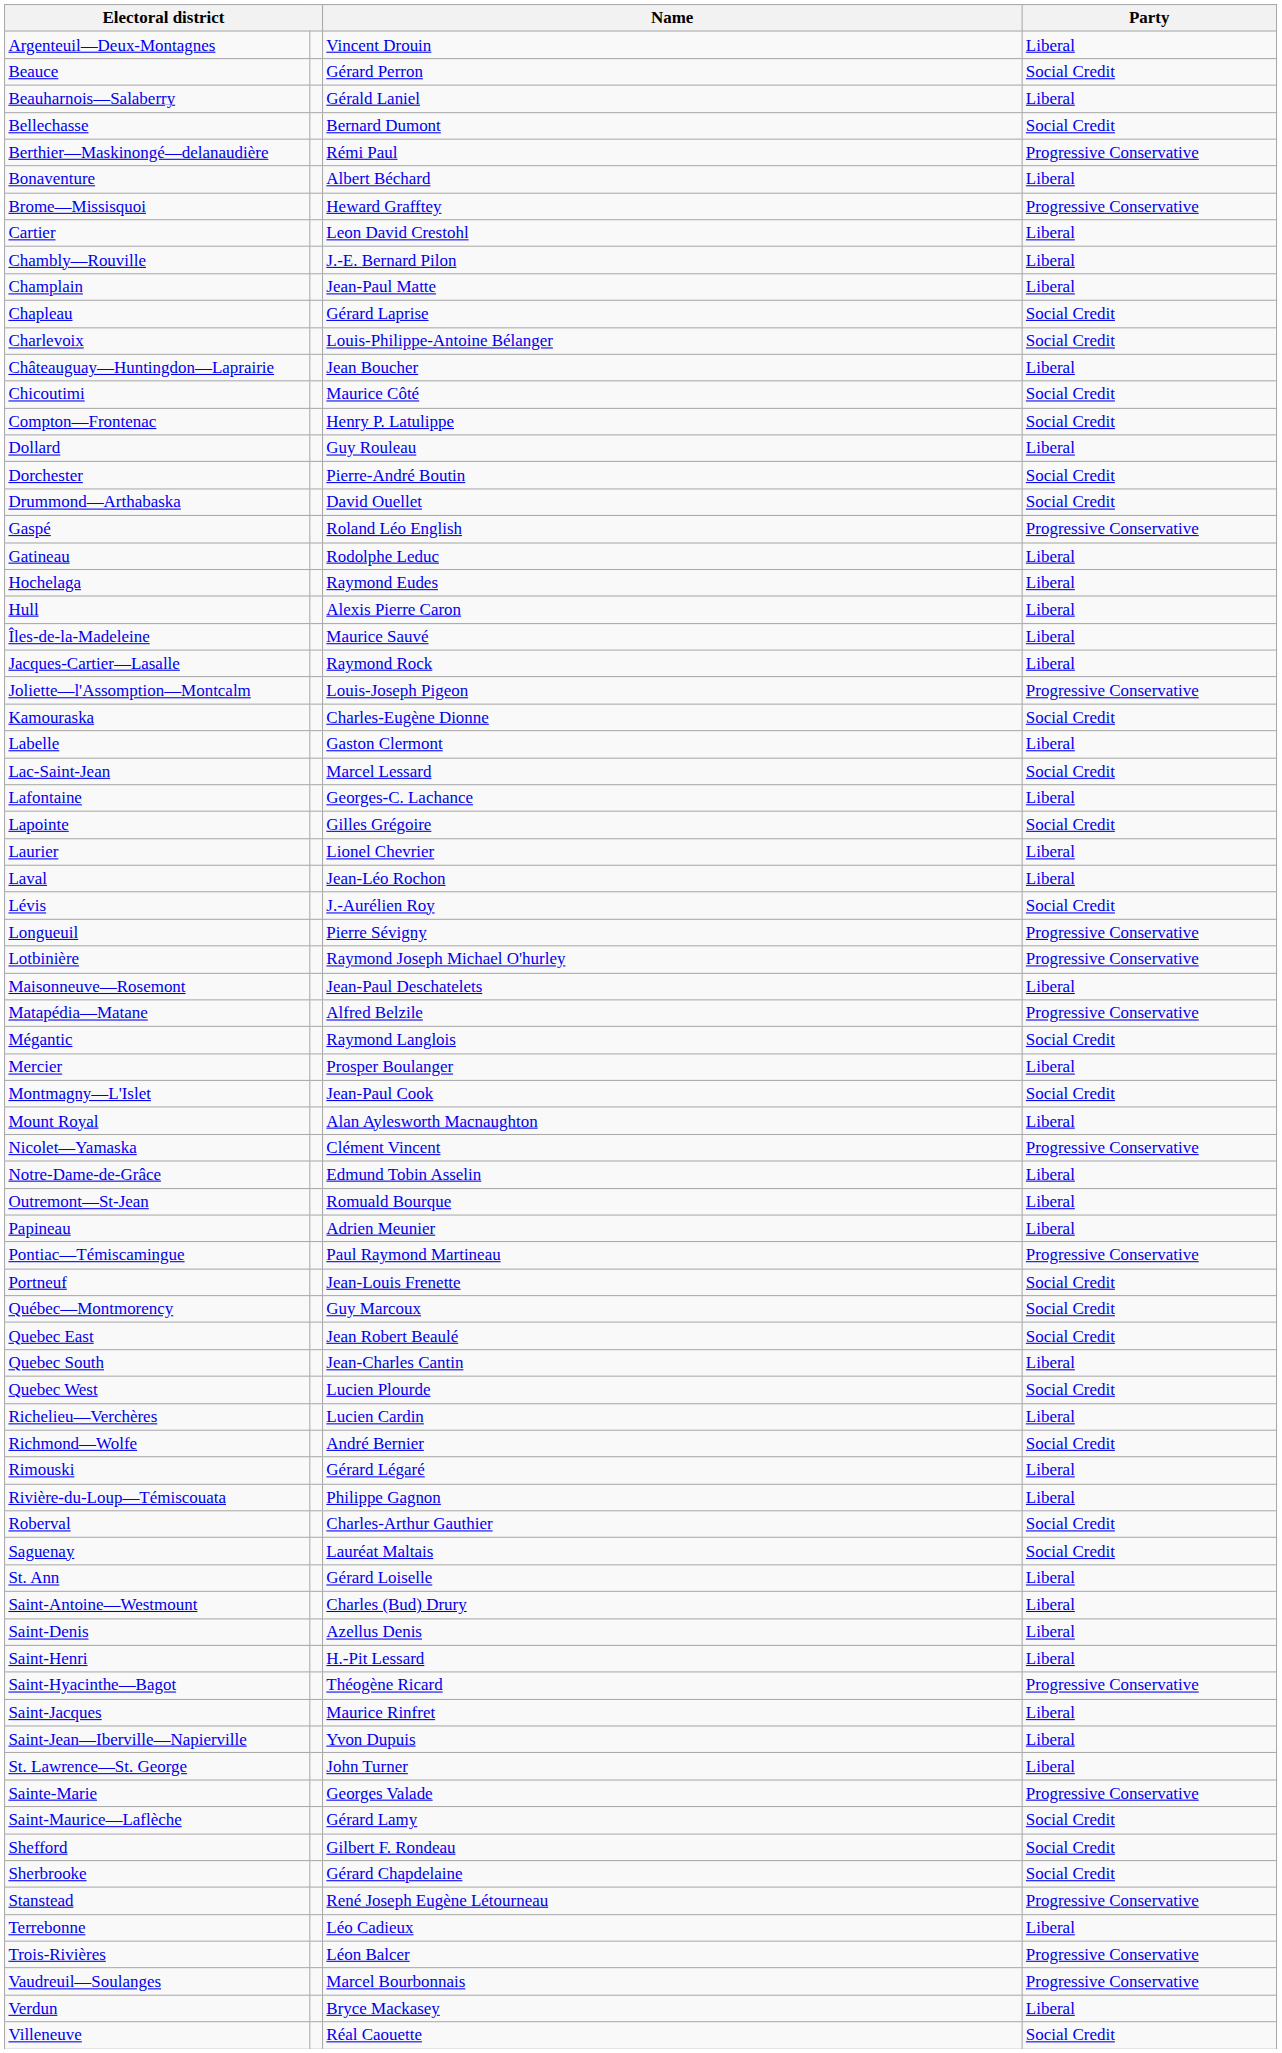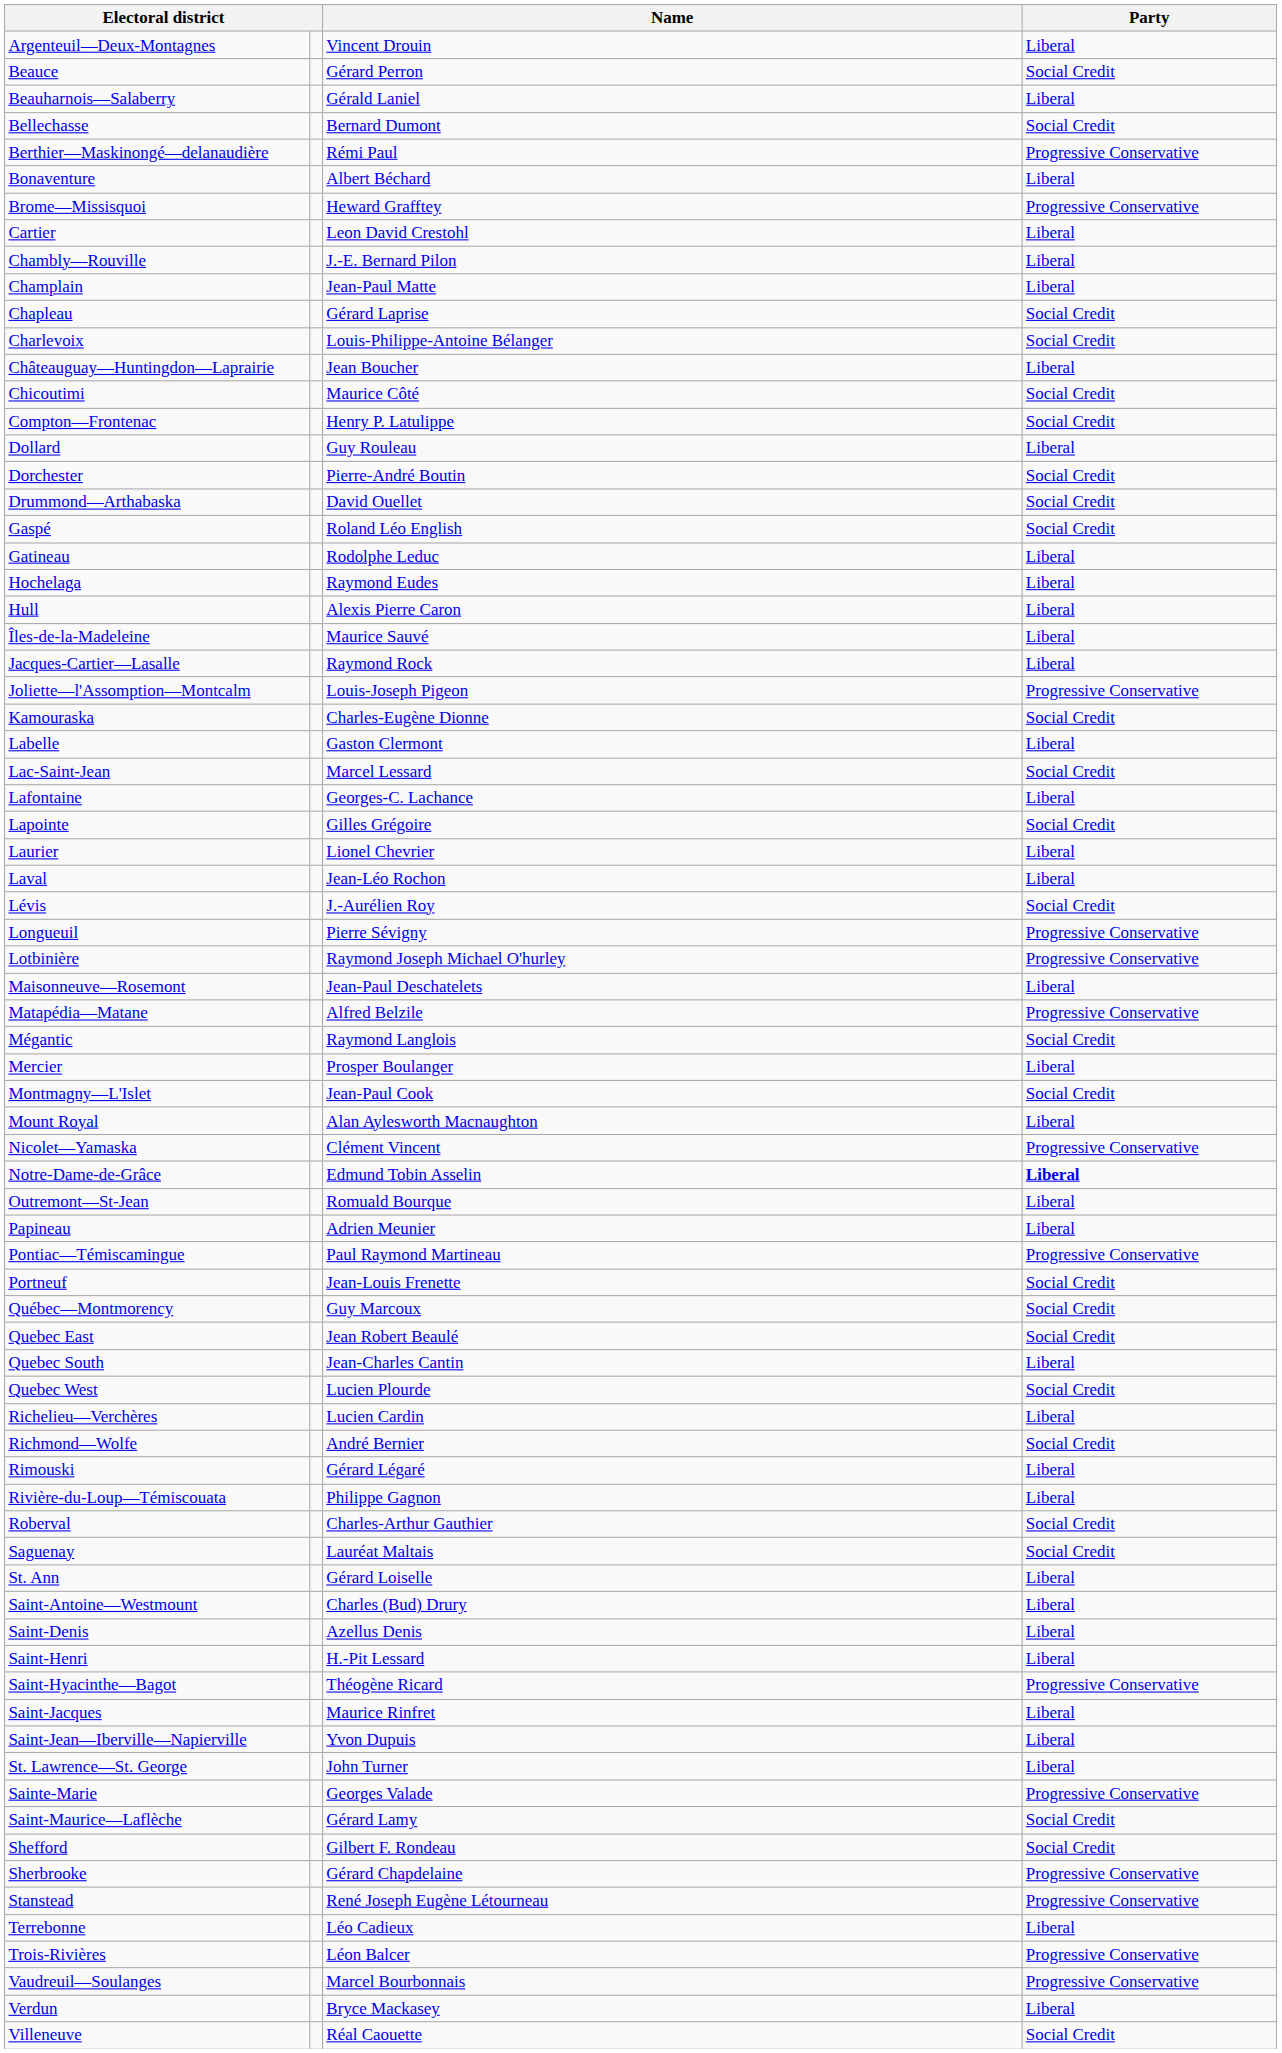(1112, 529) Progressive Conservative -> (1070, 529) Social Credit
(1050, 1174) normal -> (1053, 1174) bold
(1070, 1873) Social Credit -> (1112, 1873) Progressive Conservative
